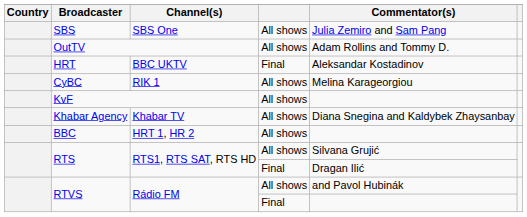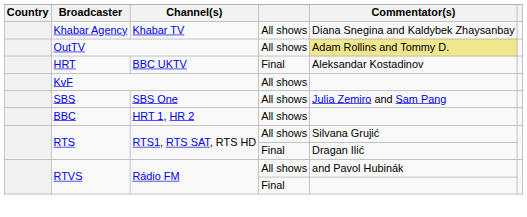rows swapped: (64, 30) <-> (90, 116)
(381, 47) no background -> (381, 47) khaki background
- row: (68, 82)
